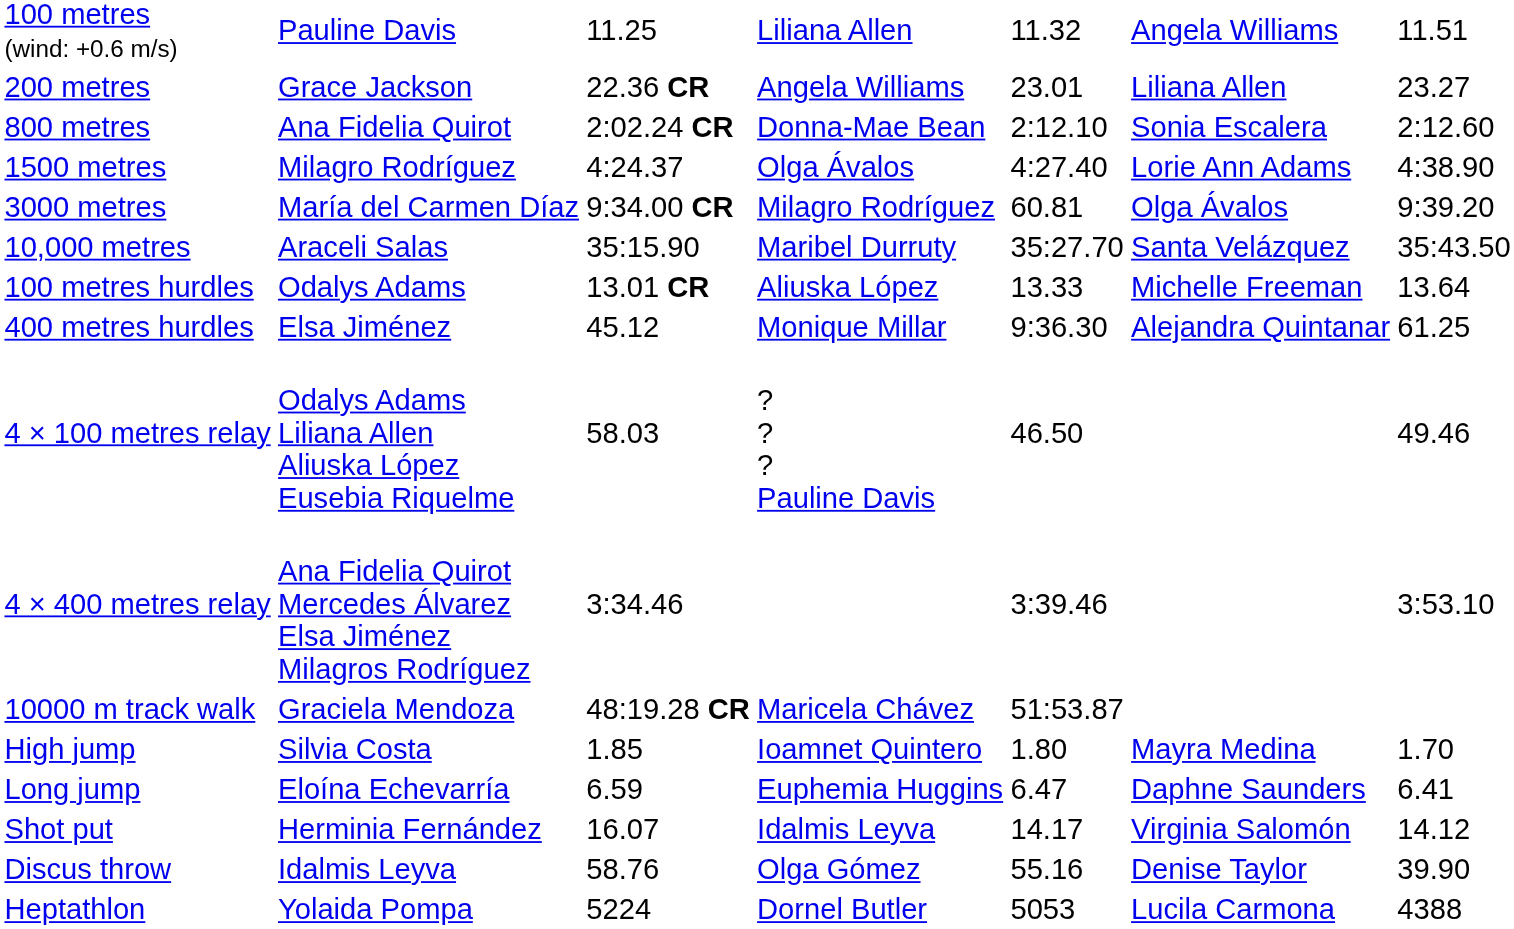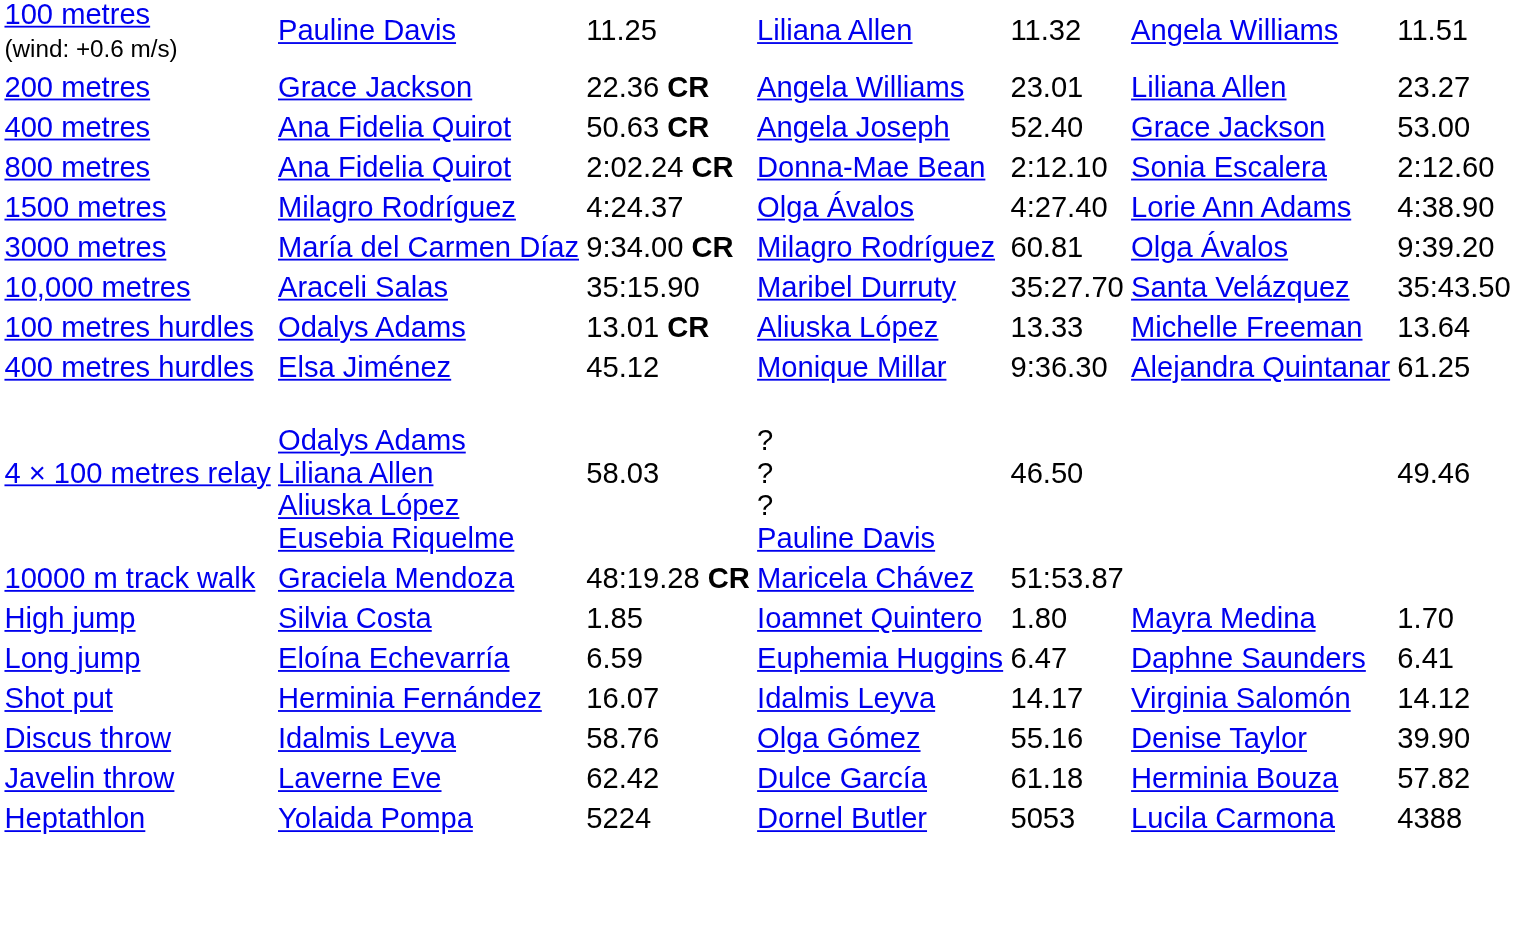+ row: (77, 127)
- row: (138, 604)
+ row: (89, 778)
